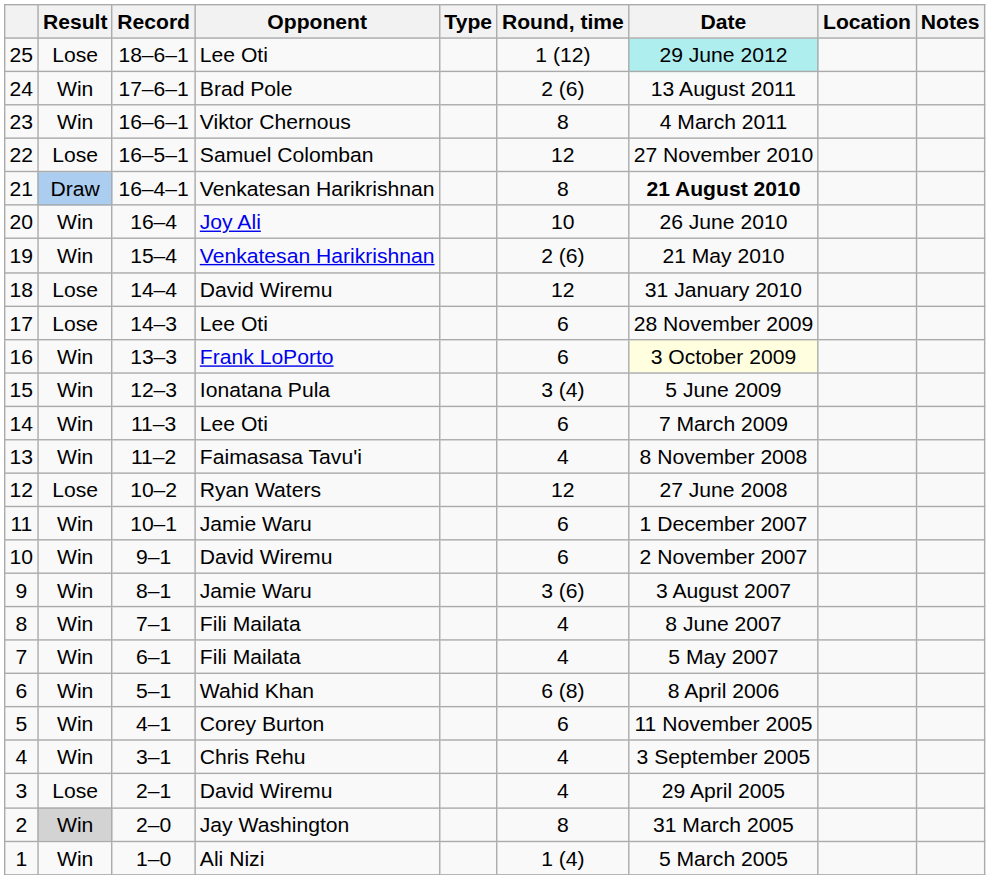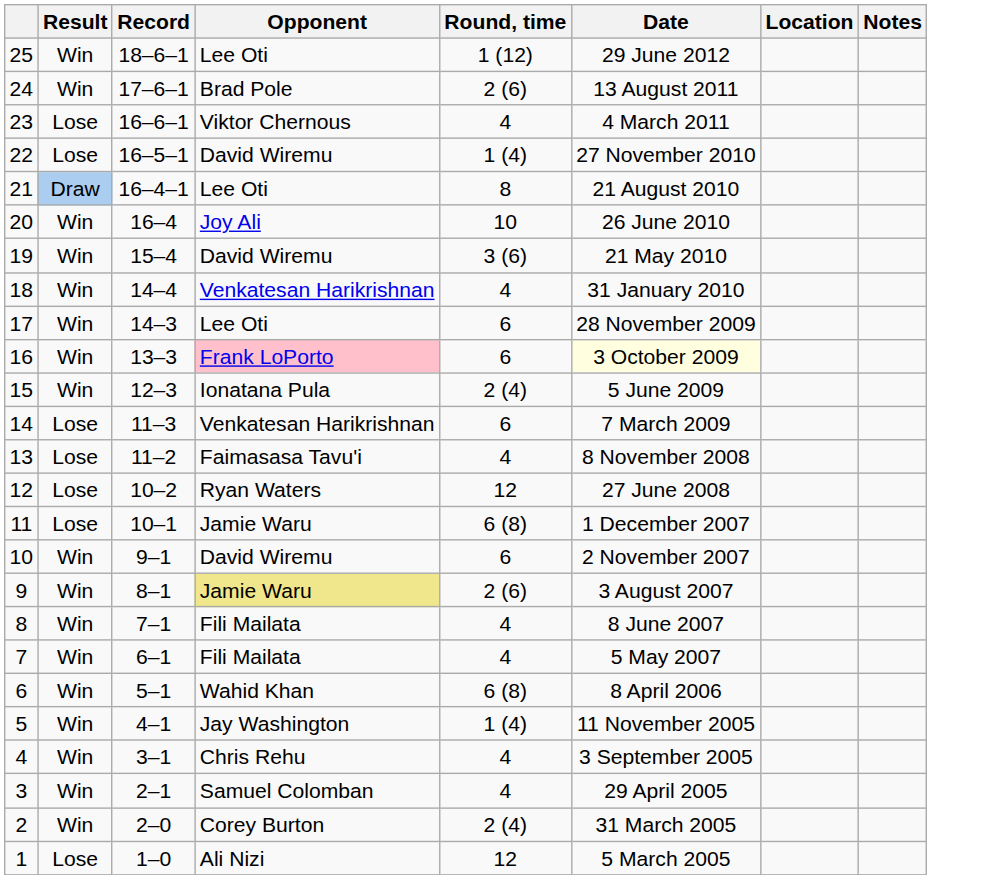- column: (468, 22)
(75, 55) Lose -> (75, 55) Win
(723, 55) paleturquoise background -> (666, 55) no background
(75, 122) Win -> (75, 122) Lose
(563, 122) 8 -> (505, 122) 4
(287, 155) Samuel Colomban -> (266, 155) David Wiremu
(563, 155) 12 -> (505, 155) 1 (4)
(317, 189) Venkatesan Harikrishnan -> (234, 189) Lee Oti
(723, 189) bold -> (666, 189) normal
(317, 256) Venkatesan Harikrishnan -> (266, 256) David Wiremu
(563, 256) 2 (6) -> (505, 256) 3 (6)
(75, 289) Lose -> (75, 289) Win
(266, 289) David Wiremu -> (317, 289) Venkatesan Harikrishnan
(563, 289) 12 -> (505, 289) 4
(75, 323) Lose -> (75, 323) Win
(267, 356) no background -> (267, 356) pink background
(563, 390) 3 (4) -> (505, 390) 2 (4)
(75, 423) Win -> (75, 423) Lose
(234, 423) Lee Oti -> (317, 423) Venkatesan Harikrishnan
(75, 456) Win -> (75, 456) Lose
(75, 523) Win -> (75, 523) Lose
(563, 523) 6 -> (505, 523) 6 (8)
(256, 590) no background -> (256, 590) khaki background
(563, 590) 3 (6) -> (505, 590) 2 (6)
(262, 724) Corey Burton -> (275, 724) Jay Washington
(563, 724) 6 -> (505, 724) 1 (4)
(75, 791) Lose -> (75, 791) Win
(266, 791) David Wiremu -> (287, 791) Samuel Colomban
(75, 824) lightgrey background -> (75, 824) no background
(275, 824) Jay Washington -> (262, 824) Corey Burton
(563, 824) 8 -> (505, 824) 2 (4)
(75, 858) Win -> (75, 858) Lose
(563, 858) 1 (4) -> (505, 858) 12
